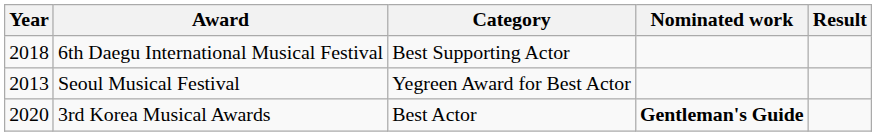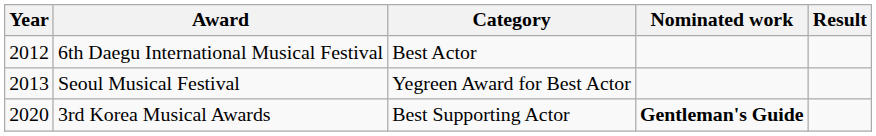(29, 51) 2018 -> (29, 51) 2012
(481, 51) Best Supporting Actor -> (434, 51) Best Actor
(434, 114) Best Actor -> (481, 114) Best Supporting Actor
